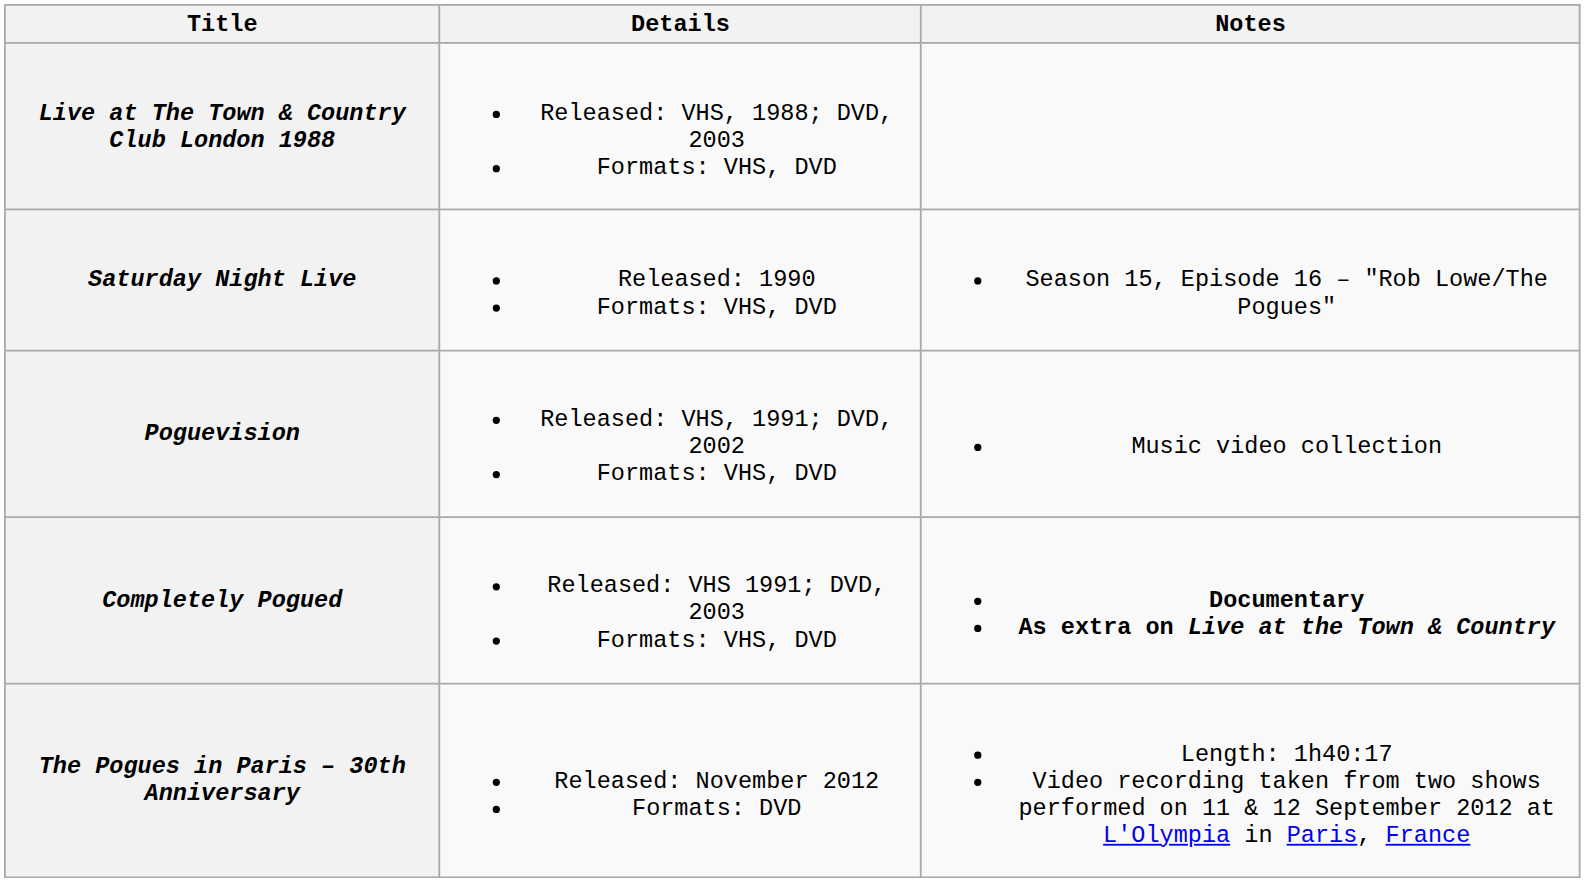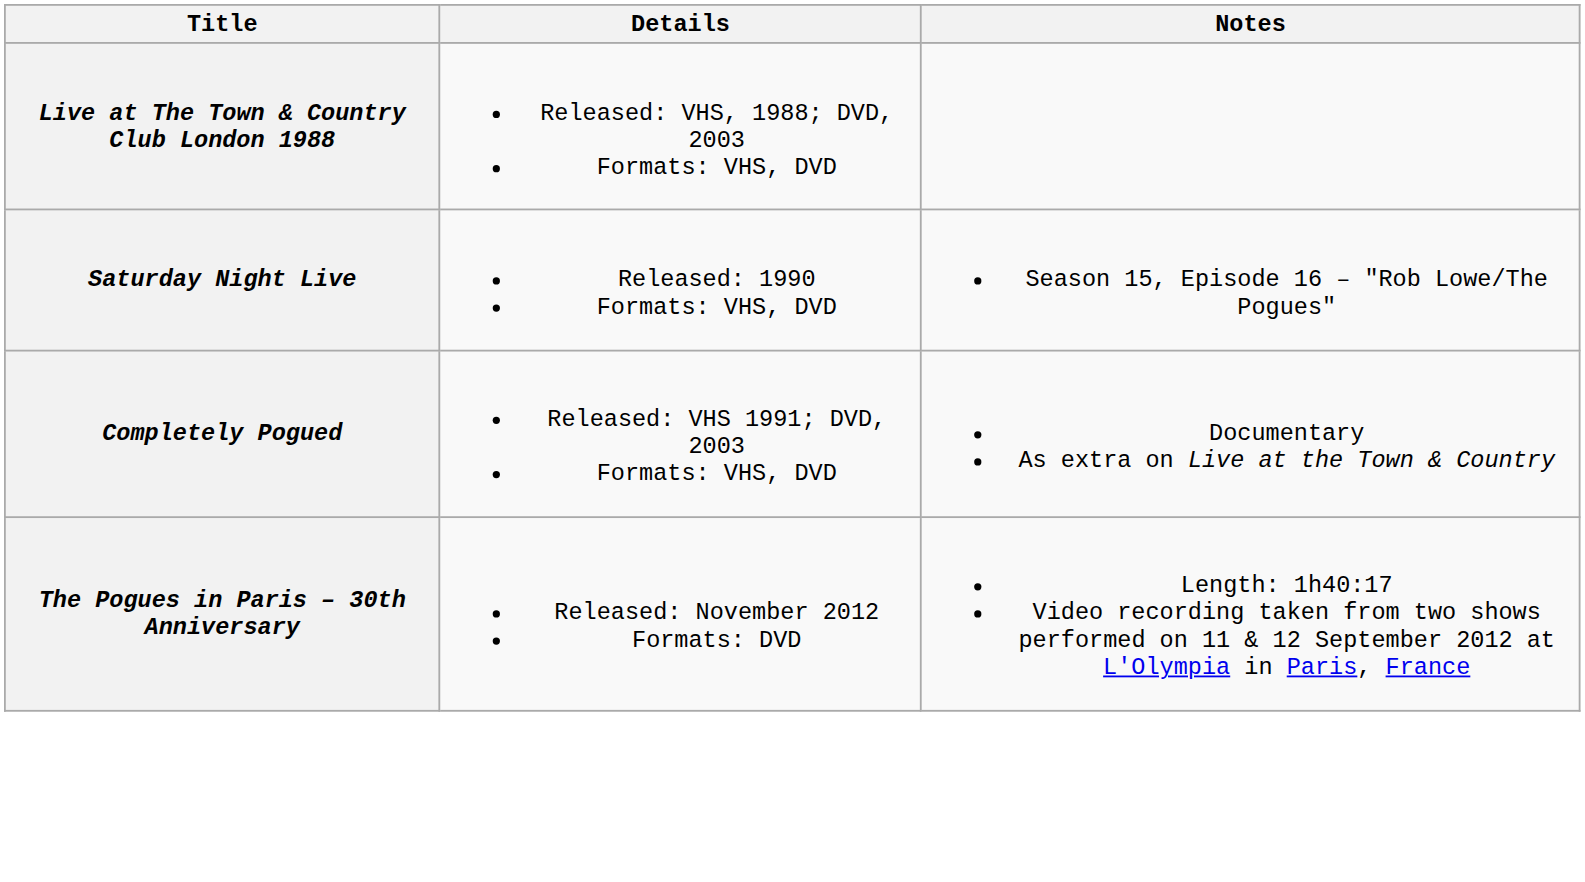- row: (222, 433)
(1251, 614) bold -> (1251, 447) normal
